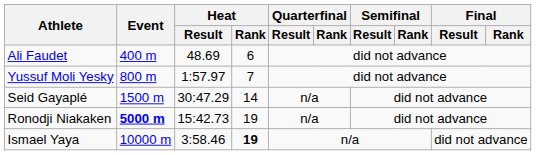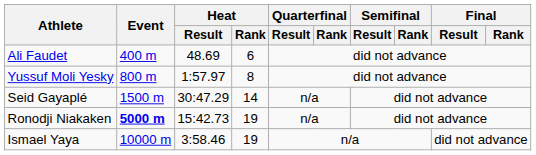(250, 77) 7 -> (250, 77) 8
(250, 140) bold -> (250, 140) normal
